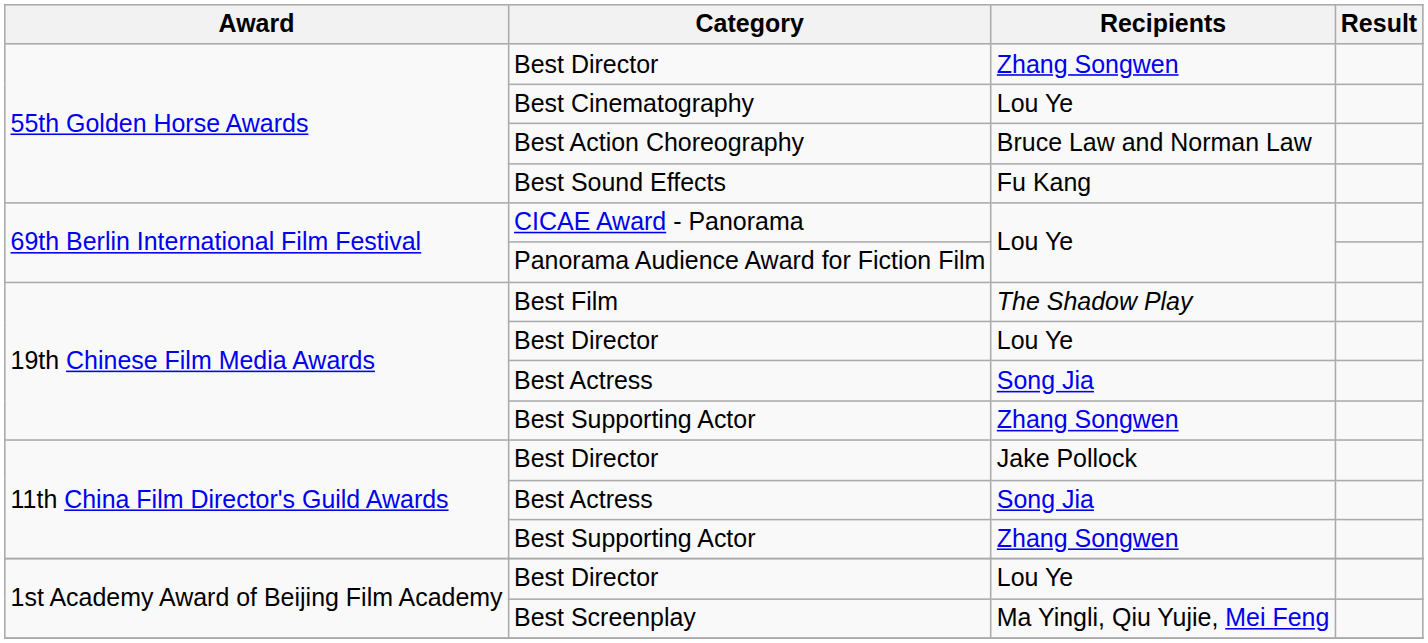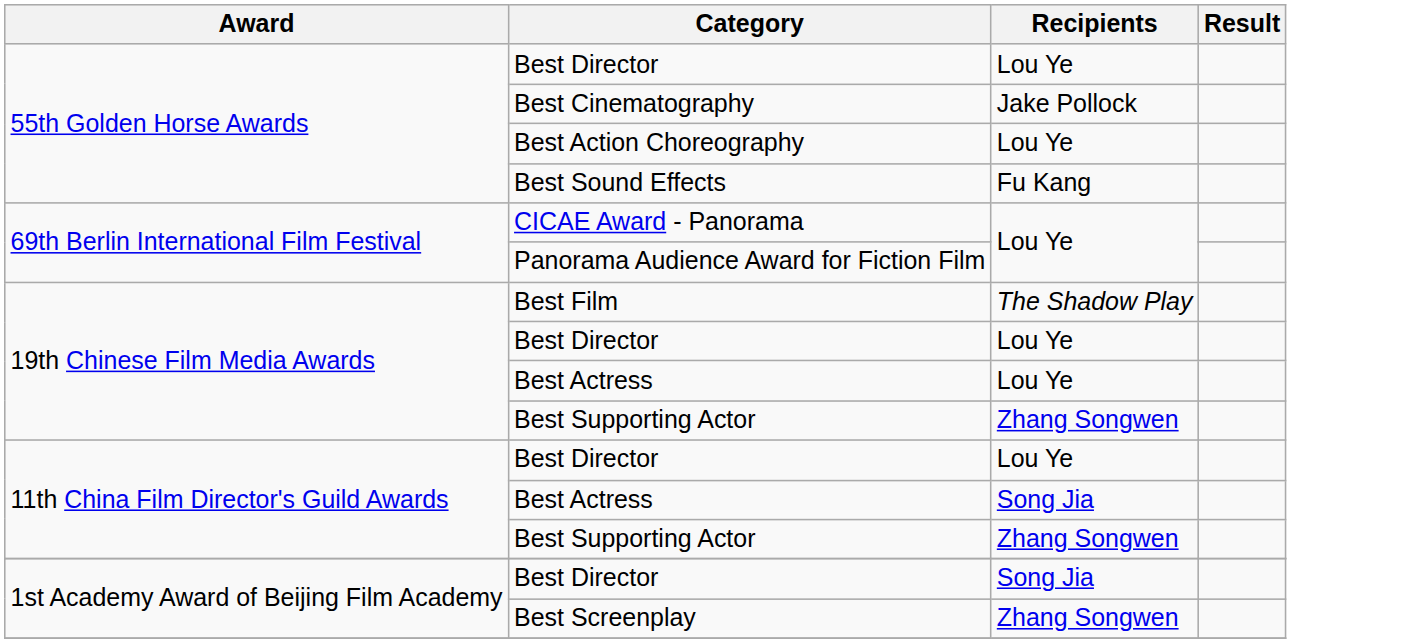(1088, 63) Zhang Songwen -> (1035, 63) Lou Ye
(1035, 103) Lou Ye -> (1067, 103) Jake Pollock
(1154, 143) Bruce Law and Norman Law -> (1035, 143) Lou Ye
(1045, 380) Song Jia -> (1035, 380) Lou Ye
(1067, 459) Jake Pollock -> (1035, 459) Lou Ye
(1035, 578) Lou Ye -> (1045, 578) Song Jia
(1163, 618) Ma Yingli, Qiu Yujie, Mei Feng -> (1088, 618) Zhang Songwen
